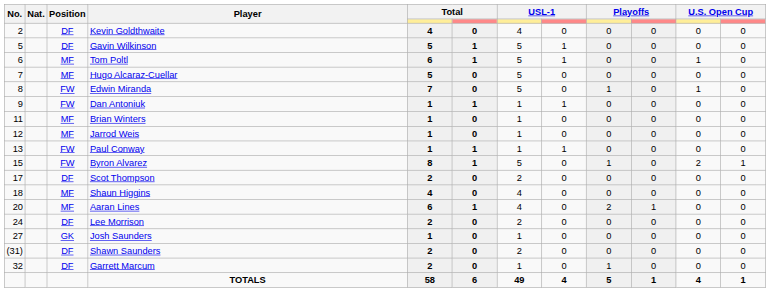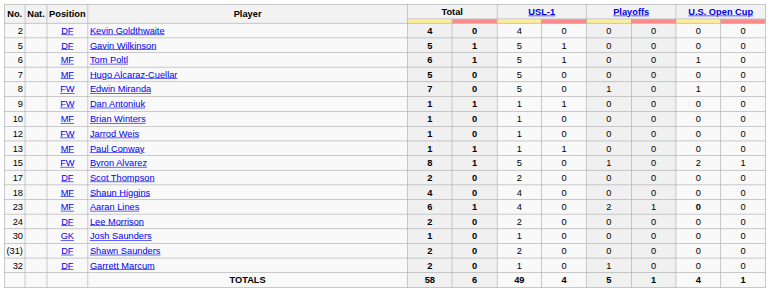(18, 119) 11 -> (18, 119) 10
(67, 134) MF -> (67, 134) FW
(67, 148) FW -> (67, 148) MF
(18, 207) 20 -> (18, 207) 23
(698, 207) normal -> (698, 207) bold
(18, 236) 27 -> (18, 236) 30
